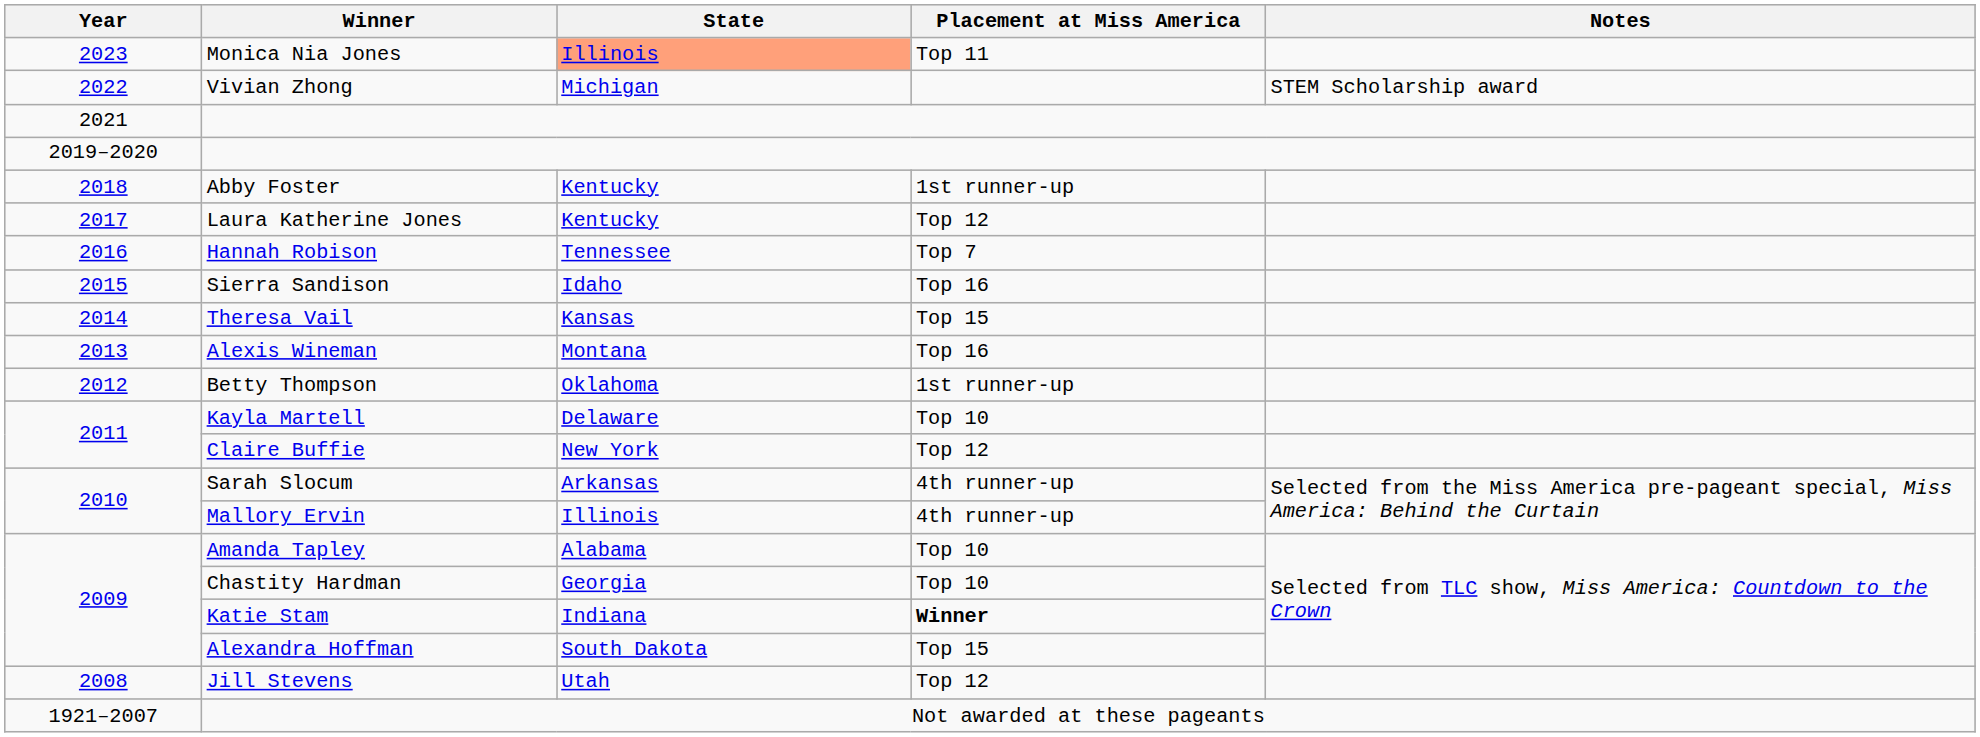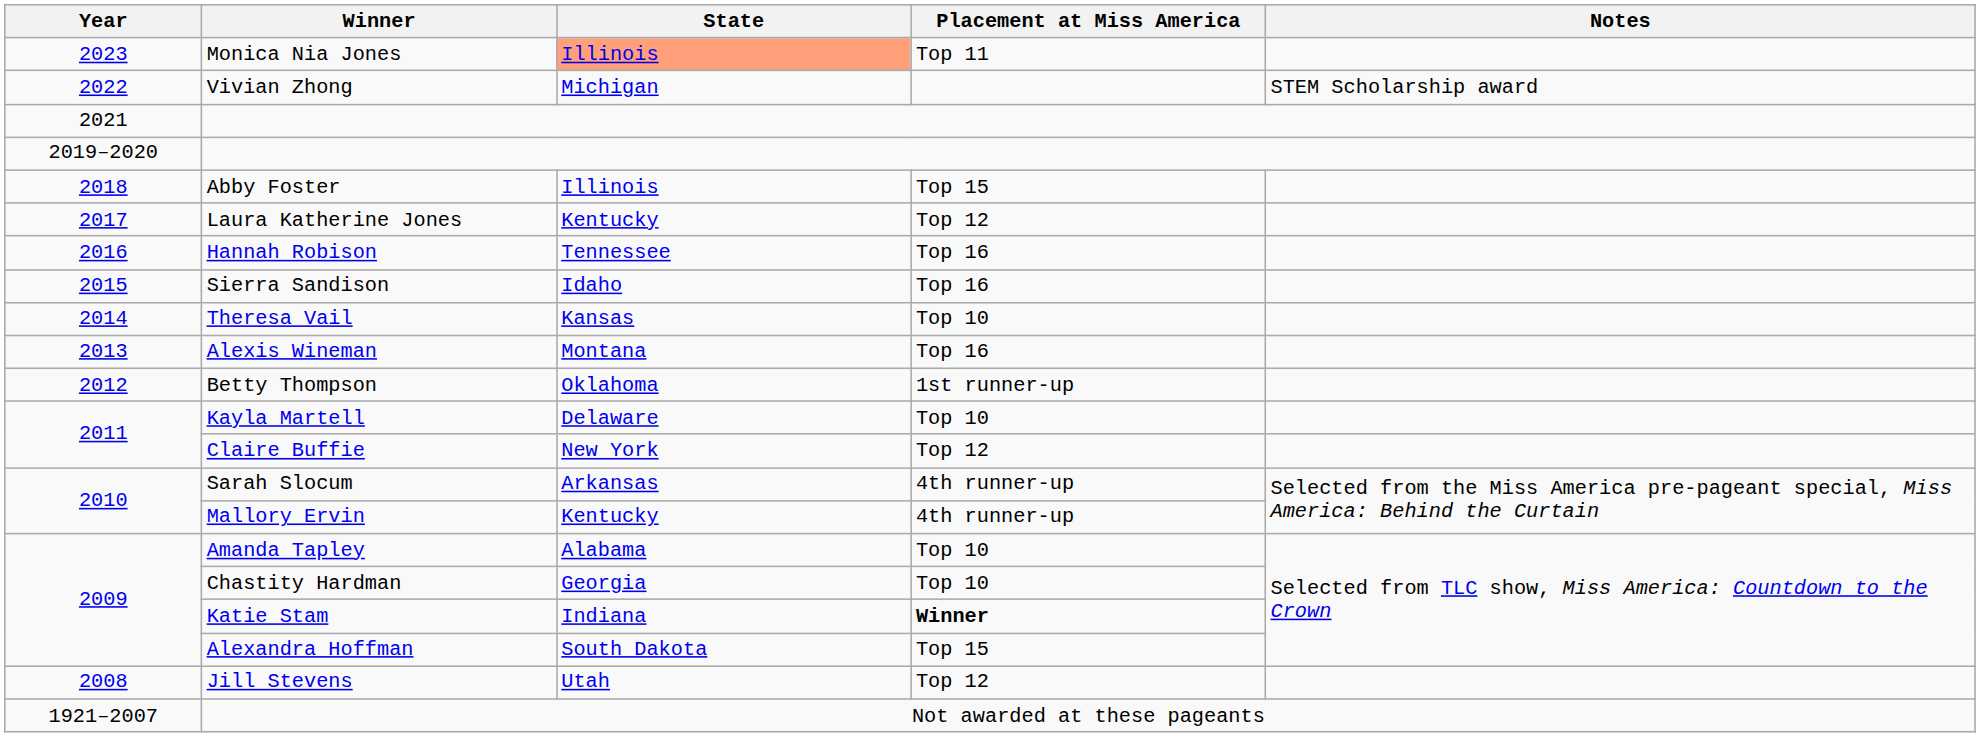(610, 187) Kentucky -> (610, 187) Illinois
(995, 187) 1st runner-up -> (952, 187) Top 15
(946, 253) Top 7 -> (952, 253) Top 16
(952, 319) Top 15 -> (952, 319) Top 10
(610, 517) Illinois -> (610, 517) Kentucky
